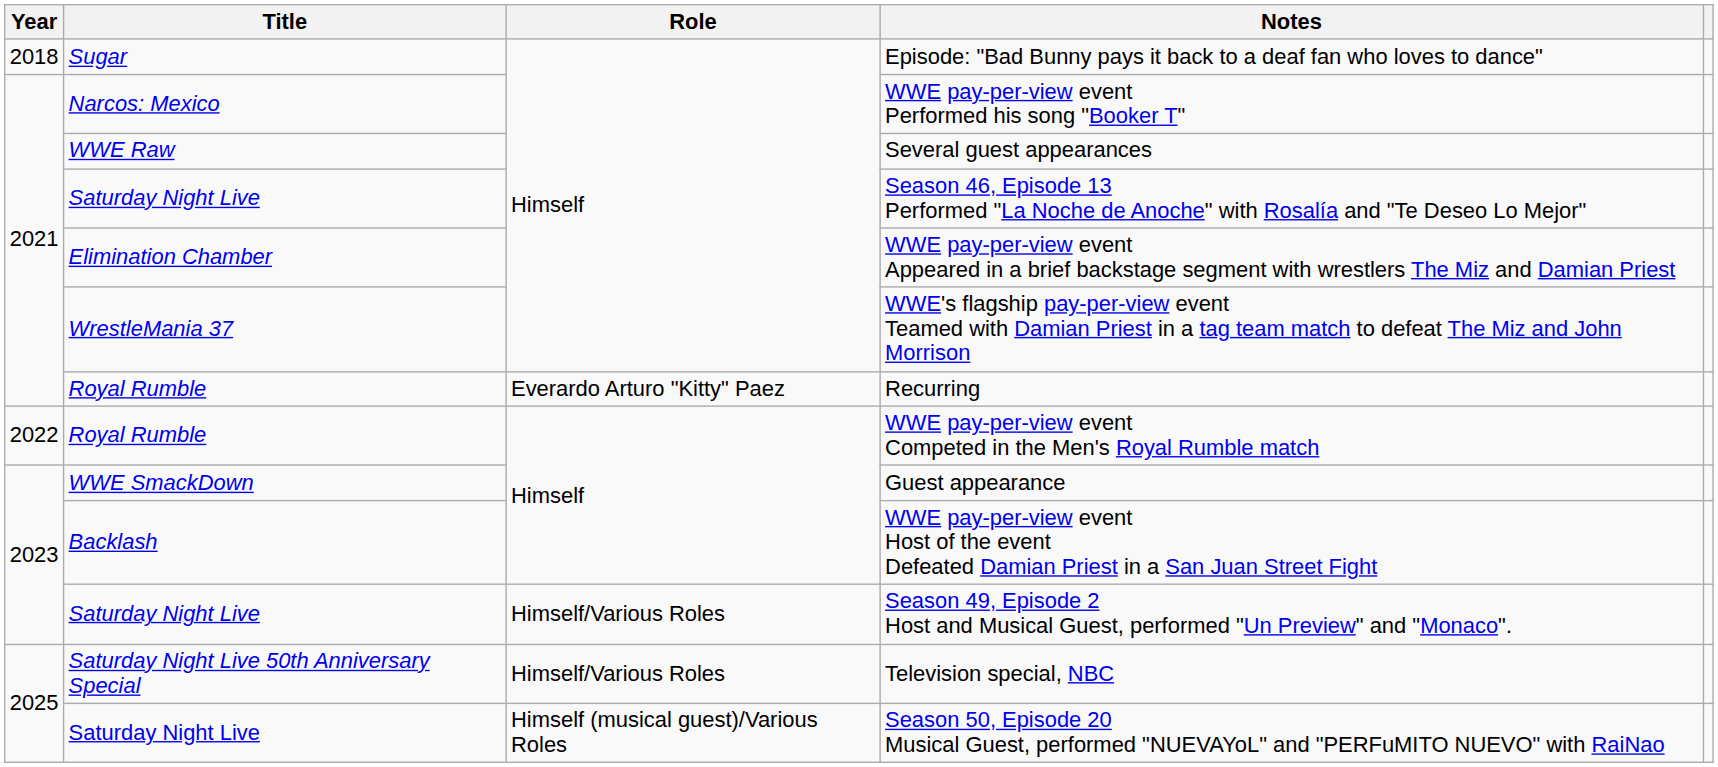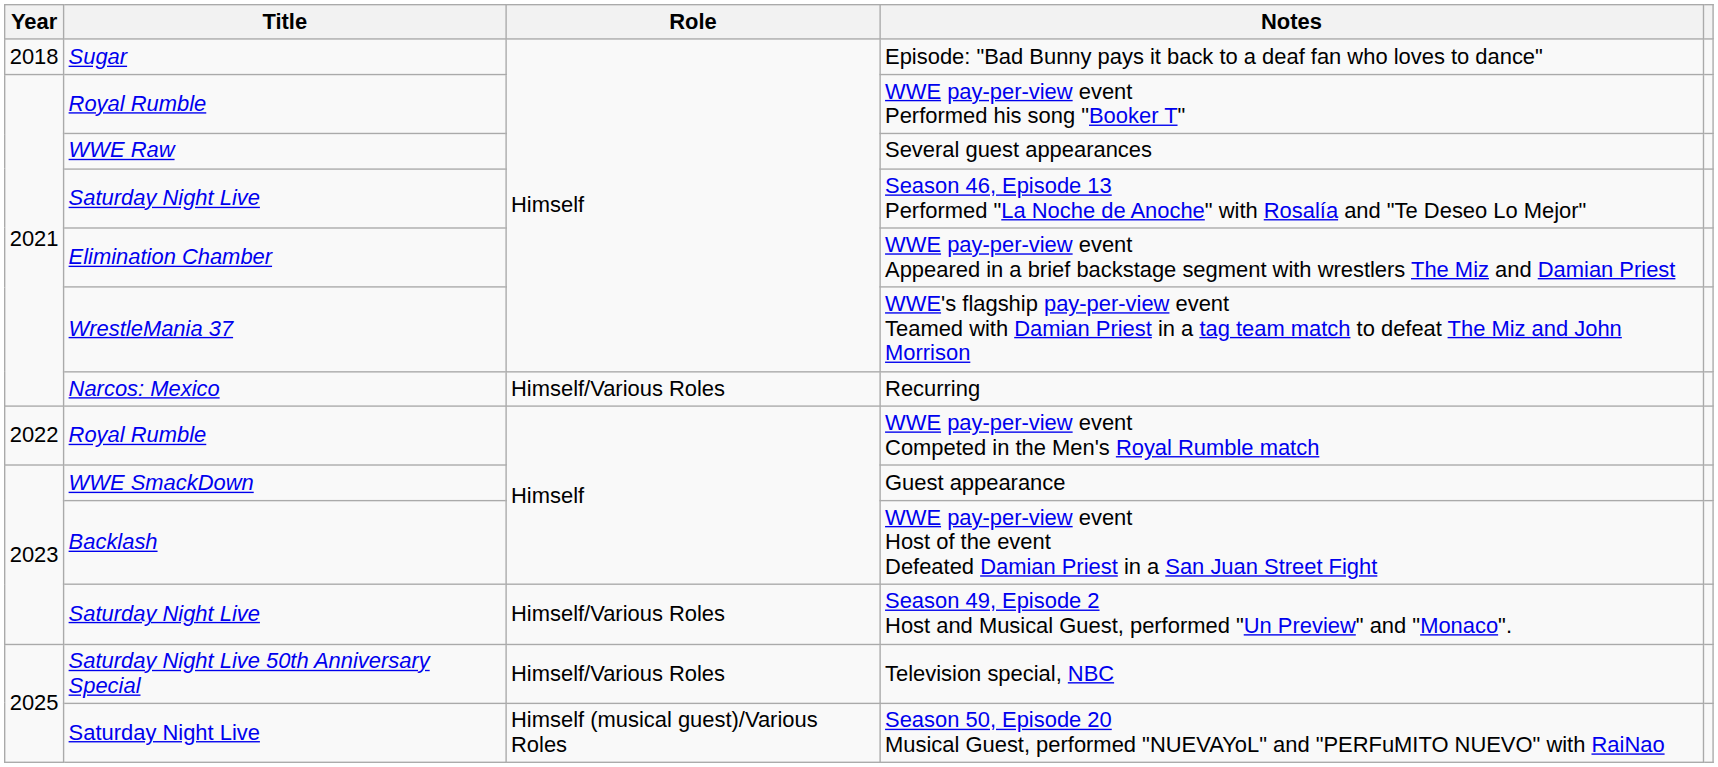(144, 103) Narcos: Mexico -> (137, 103) Royal Rumble
(137, 388) Royal Rumble -> (144, 388) Narcos: Mexico
(648, 388) Everardo Arturo "Kitty" Paez -> (618, 388) Himself/Various Roles
